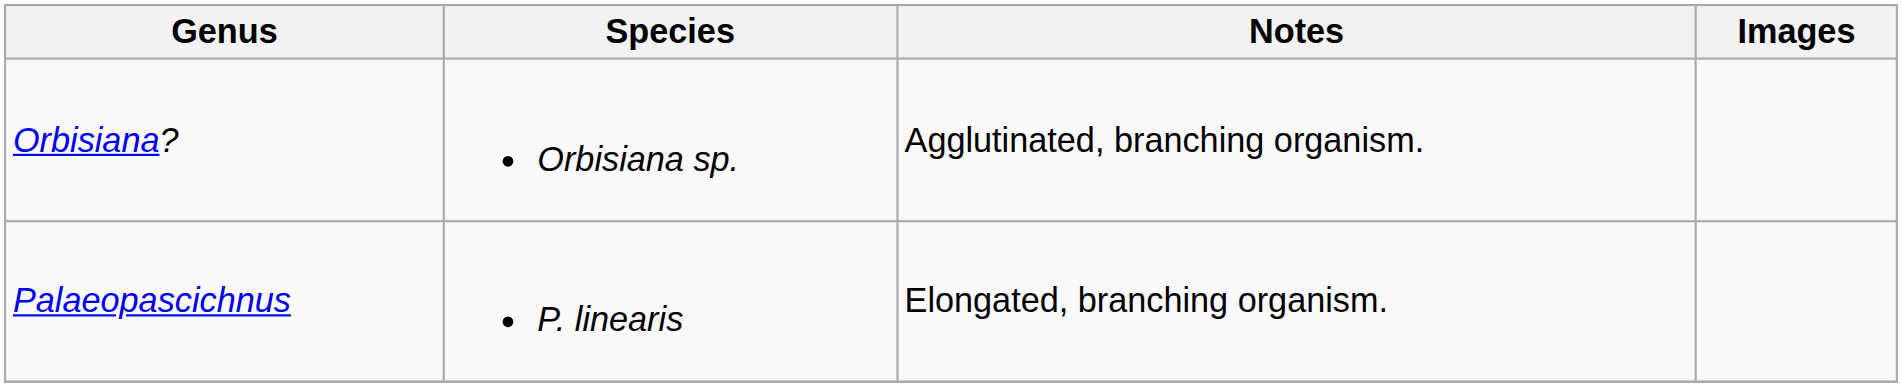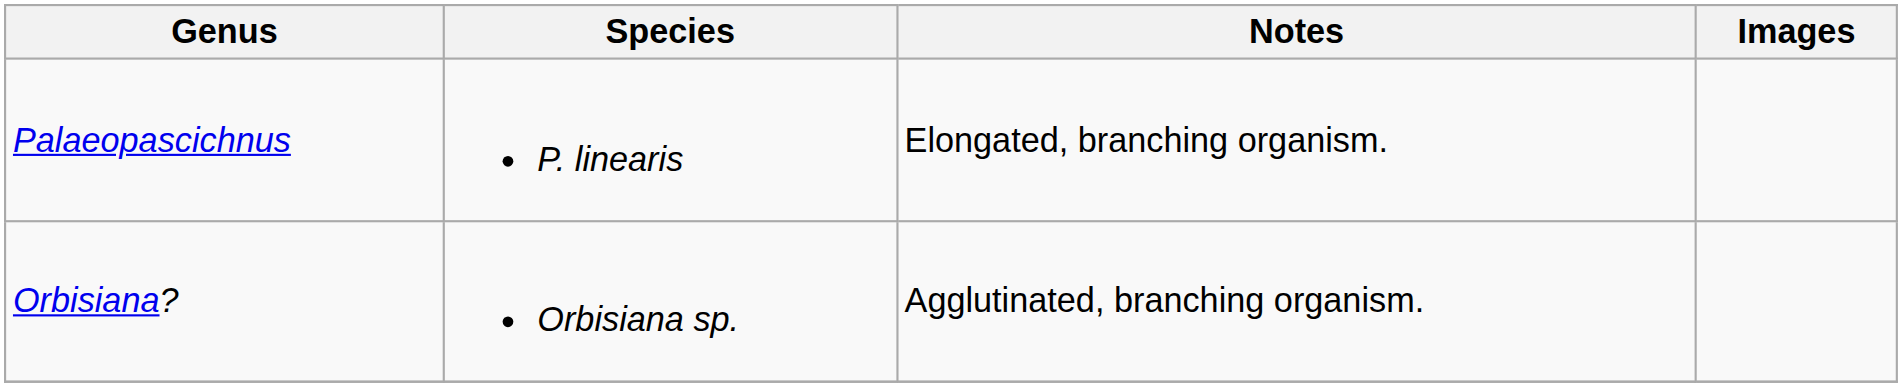rows swapped: (96, 139) <-> (152, 300)
